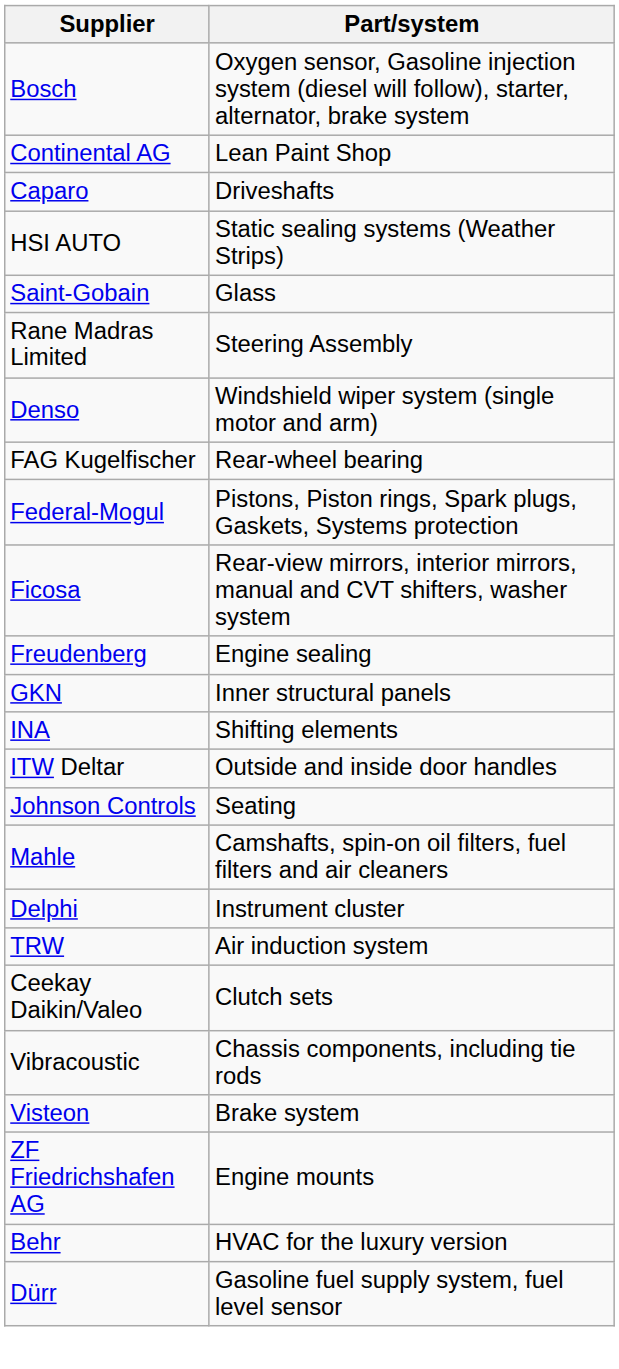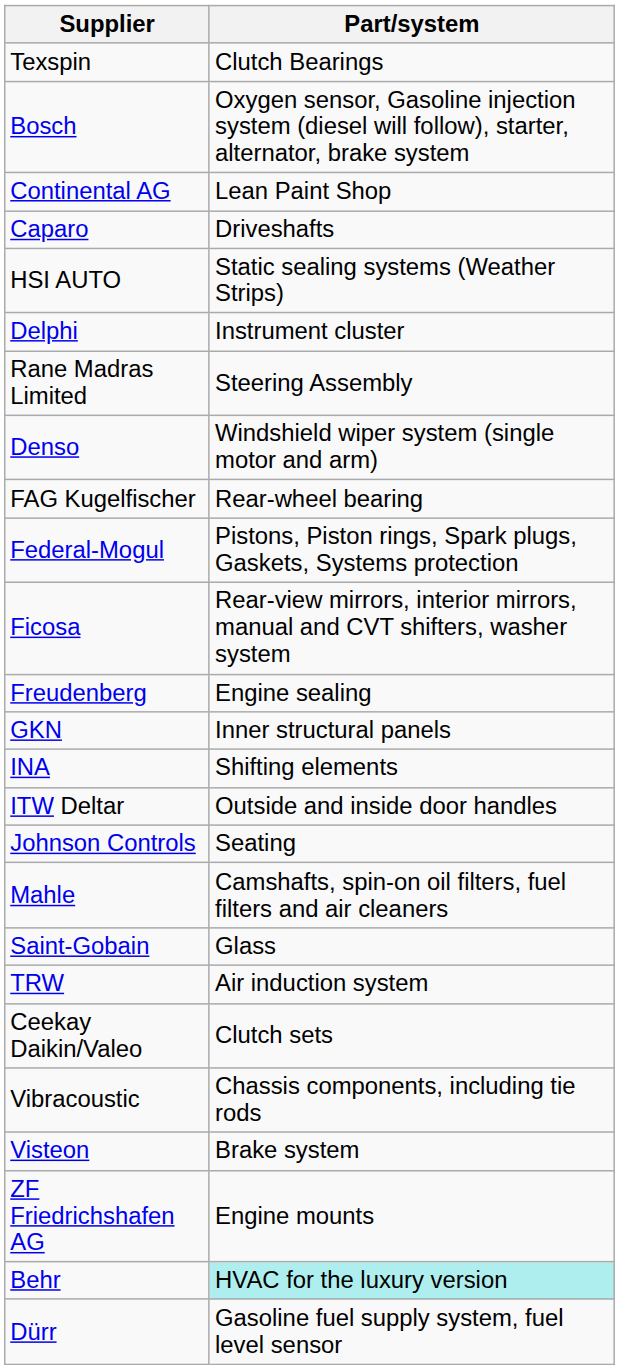+ row: (51, 62)
rows swapped: (44, 908) <-> (80, 293)
(361, 1242) no background -> (361, 1280) paleturquoise background
